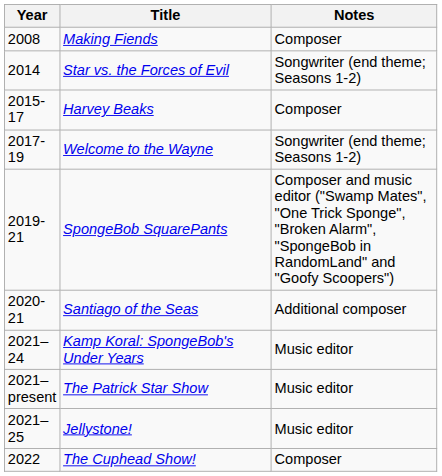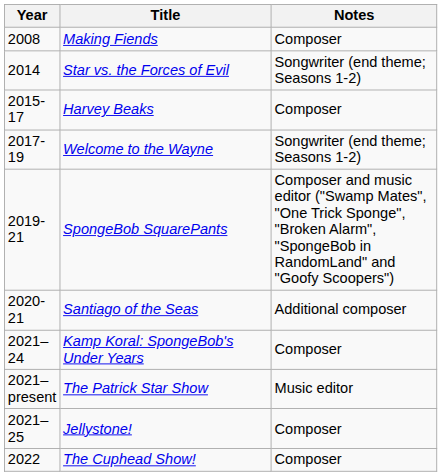(314, 349) Music editor -> (308, 349) Composer
(314, 428) Music editor -> (308, 428) Composer
